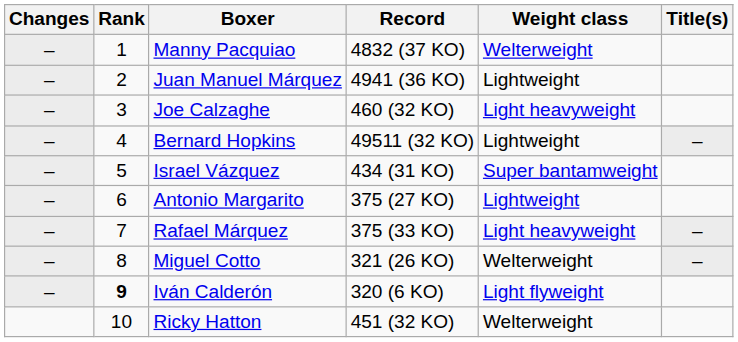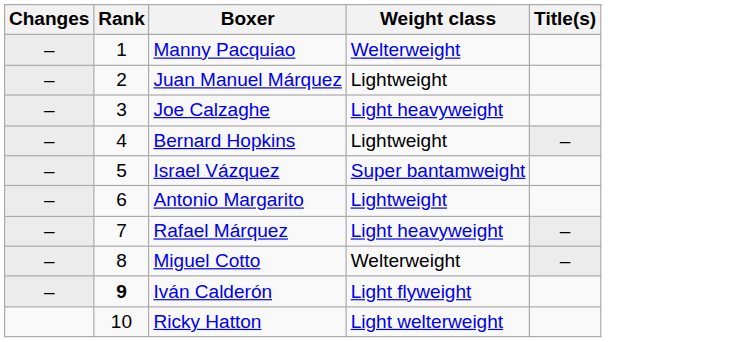- column: (412, 19)
(538, 321) Welterweight -> (427, 321) Light welterweight
